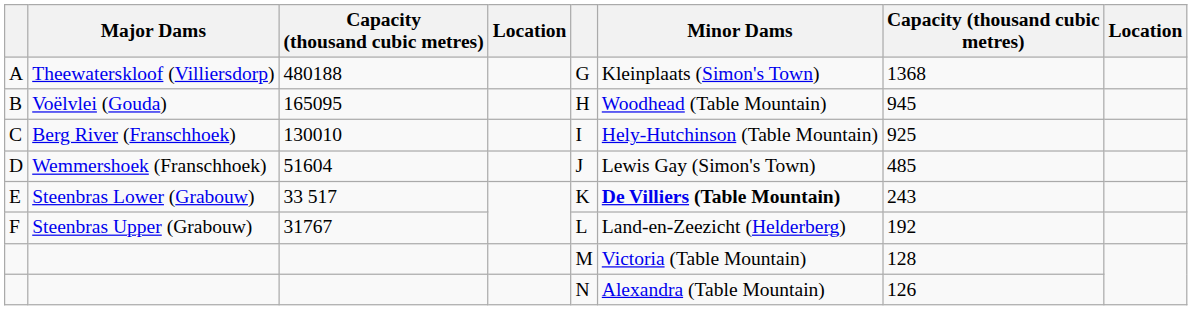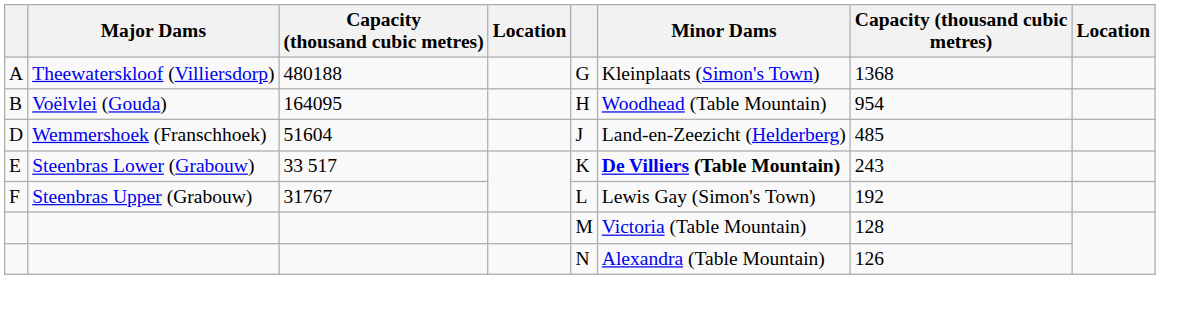(313, 103) 165095 -> (313, 103) 164095
(902, 103) 945 -> (869, 103) 954
- row: (16, 134)
(709, 165) Lewis Gay (Simon's Town) -> (724, 134) Land-en-Zeezicht (Helderberg)
(724, 227) Land-en-Zeezicht (Helderberg) -> (709, 196) Lewis Gay (Simon's Town)
